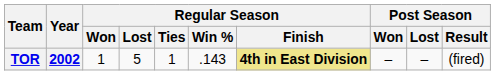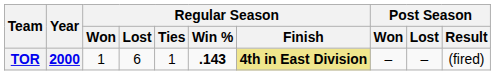(65, 59) 2002 -> (65, 59) 2000
(137, 59) 5 -> (137, 59) 6
(213, 59) normal -> (213, 59) bold
